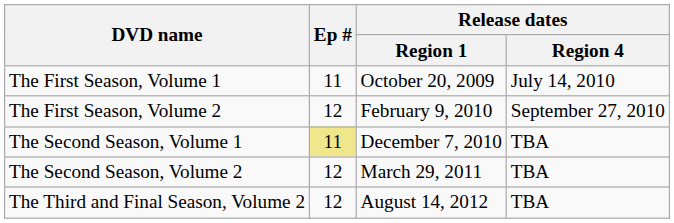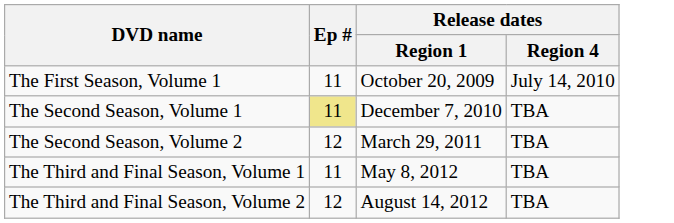- row: (115, 111)
+ row: (157, 171)
